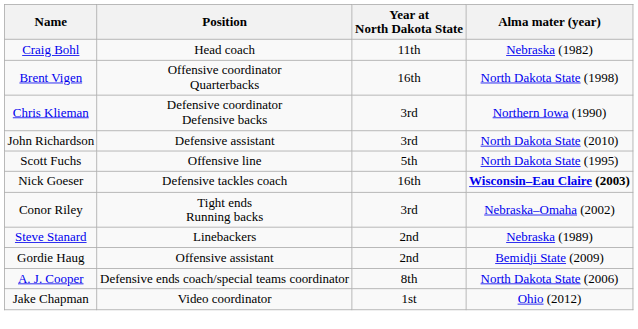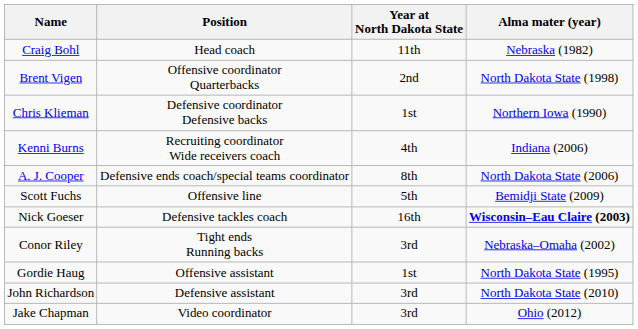(409, 77) 16th -> (409, 77) 2nd
(409, 112) 3rd -> (409, 112) 1st
+ row: (51, 148)
rows swapped: (51, 278) <-> (51, 140)
(549, 161) North Dakota State (1995) -> (550, 196) Bemidji State (2009)
- row: (51, 237)
(409, 258) 2nd -> (409, 272) 1st
(550, 258) Bemidji State (2009) -> (549, 272) North Dakota State (1995)
(409, 299) 1st -> (409, 313) 3rd
